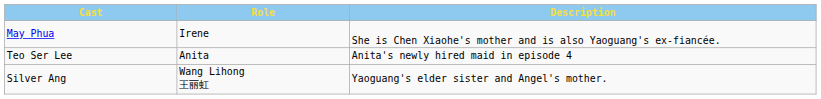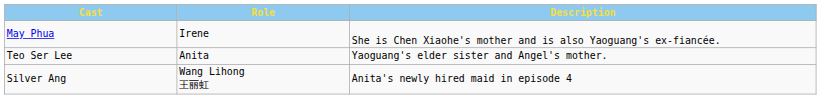(462, 56) Anita's newly hired maid in episode 4 -> (480, 56) Yaoguang's elder sister and Angel's mother.
(480, 79) Yaoguang's elder sister and Angel's mother. -> (462, 79) Anita's newly hired maid in episode 4
